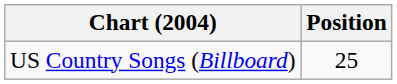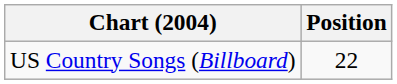(346, 60) 25 -> (346, 60) 22
